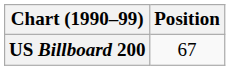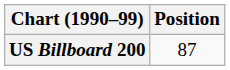(187, 49) 67 -> (187, 49) 87
